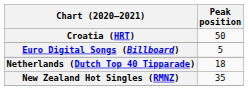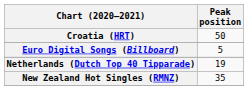(220, 64) 18 -> (220, 64) 19
